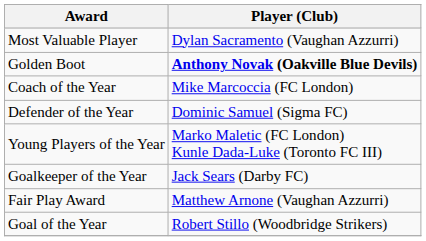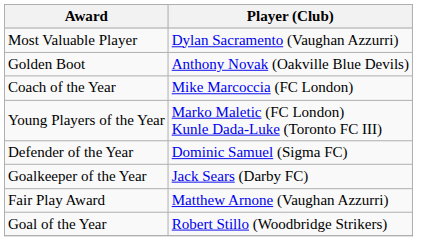(295, 64) bold -> (290, 64) normal
rows swapped: (86, 144) <-> (71, 111)
